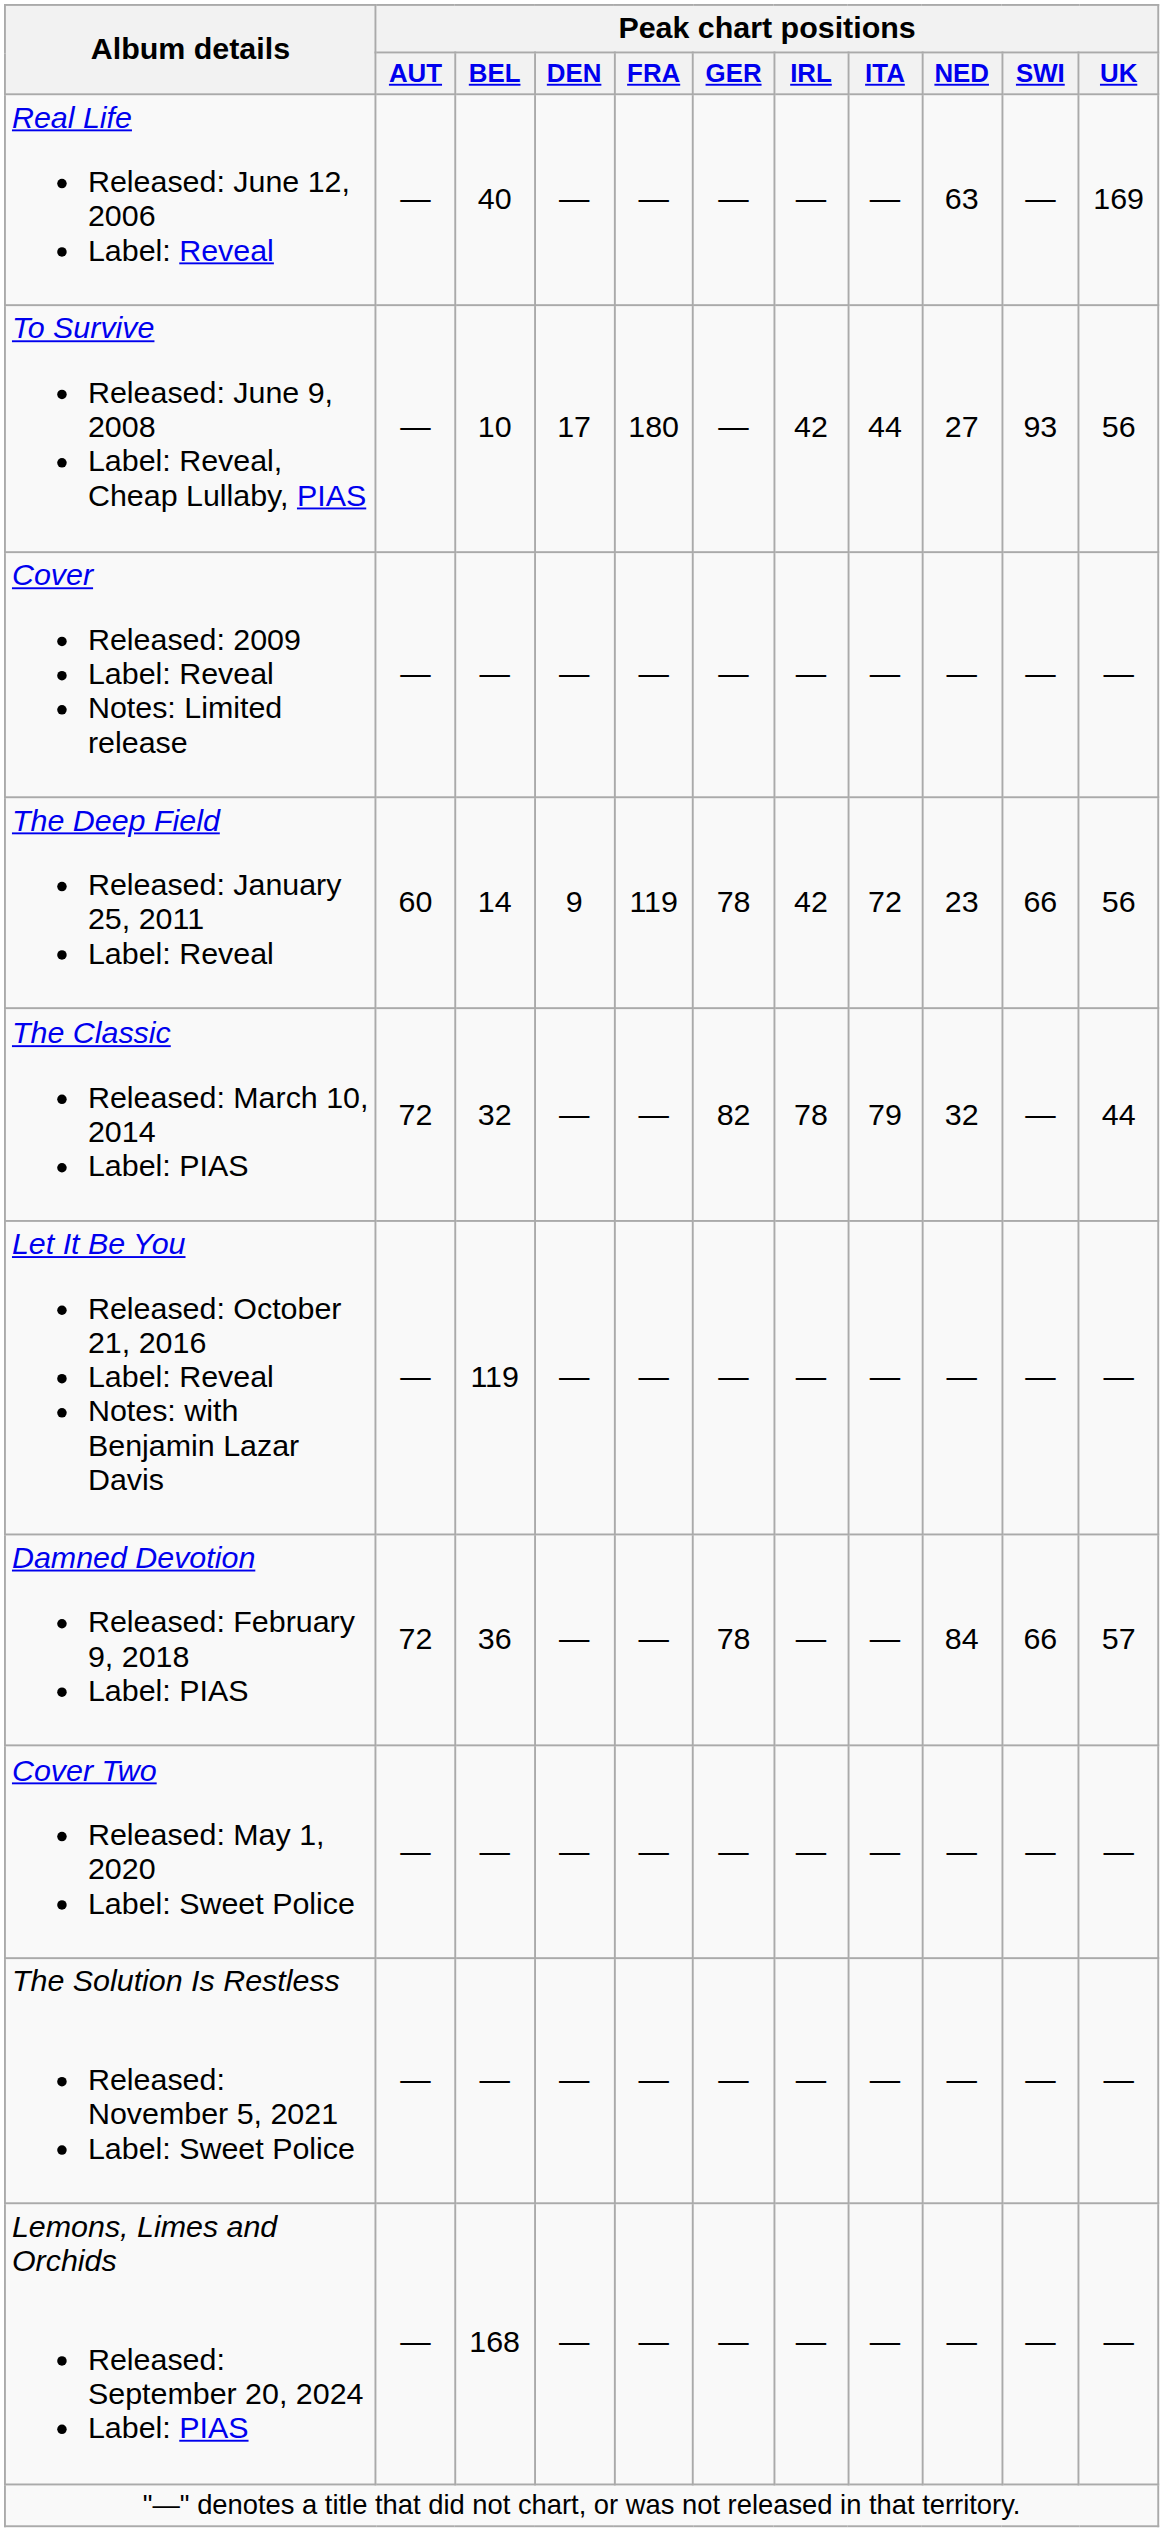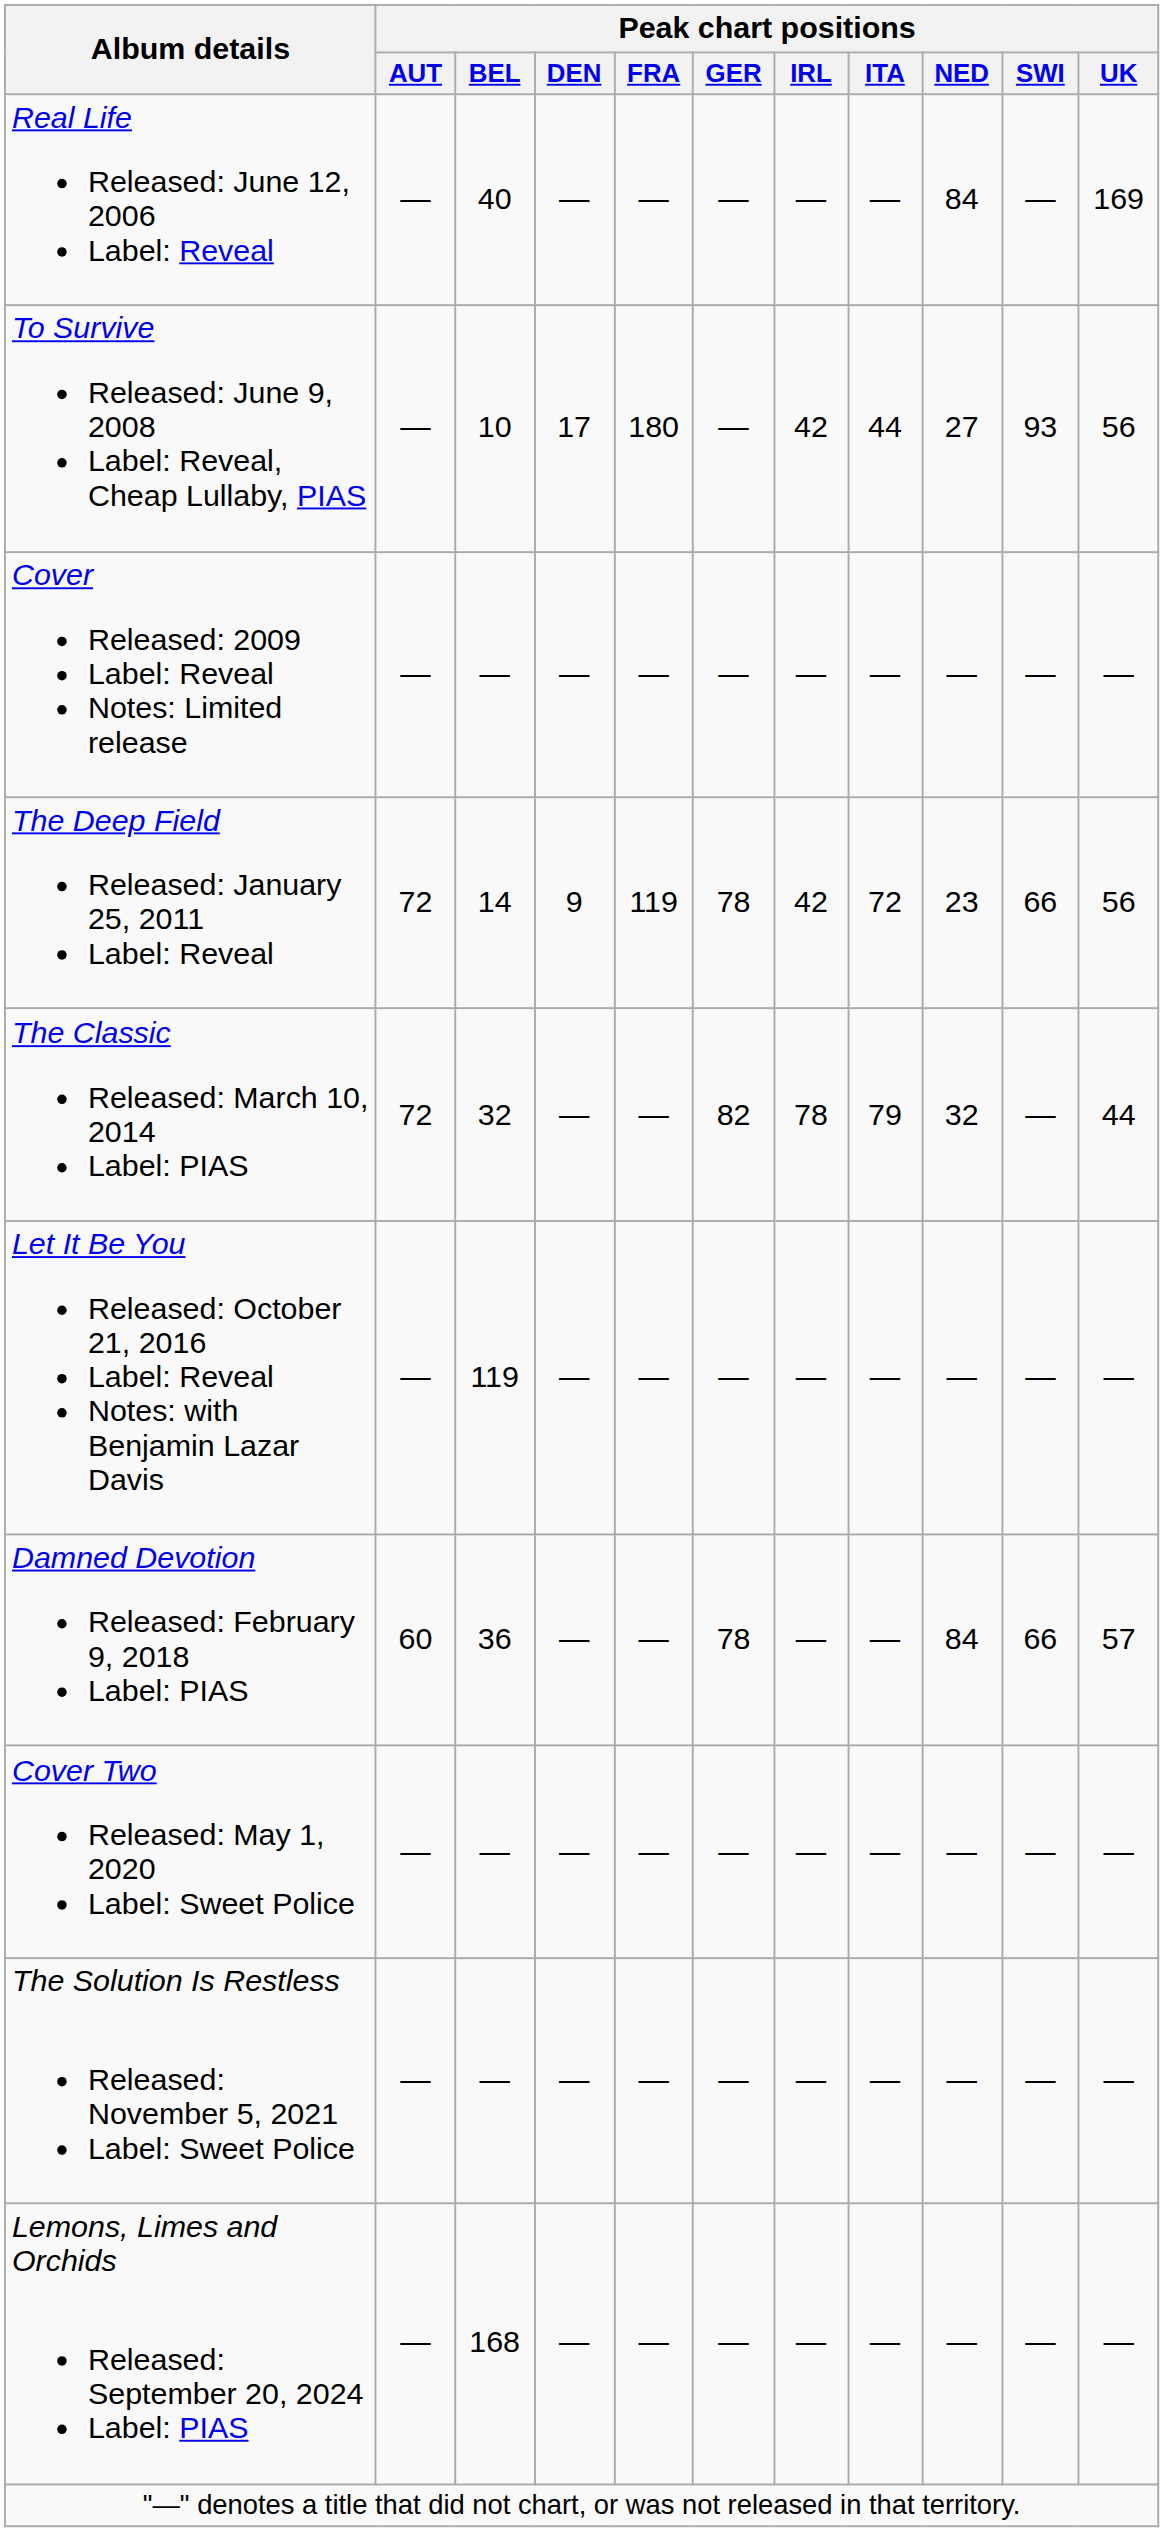(962, 199) 63 -> (962, 199) 84
(415, 902) 60 -> (415, 902) 72
(415, 1639) 72 -> (415, 1639) 60
